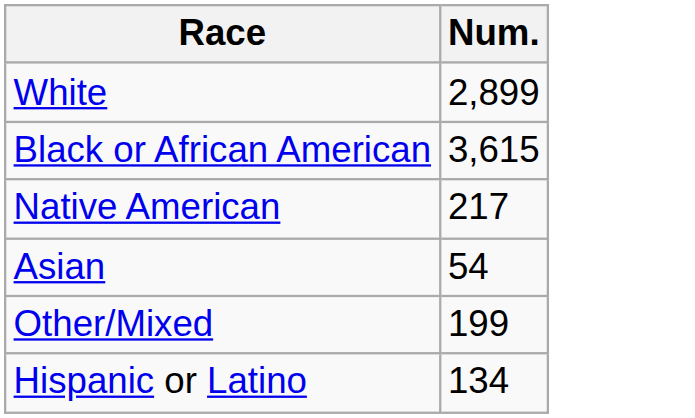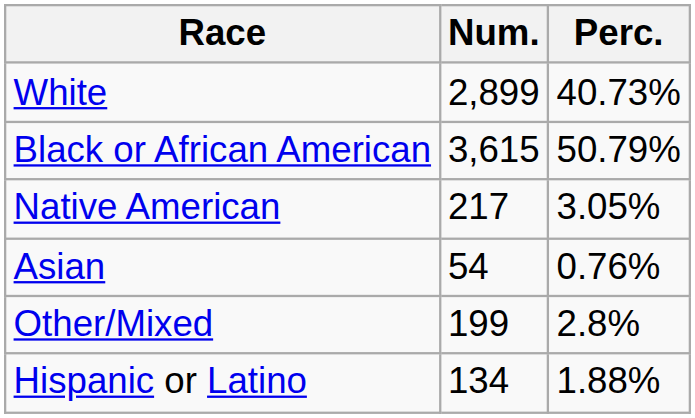+ column: (619, 33)
